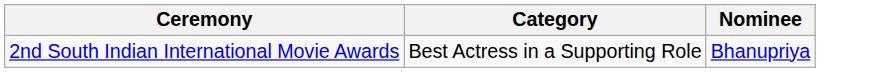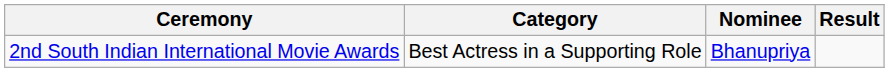+ column: (849, 20)
